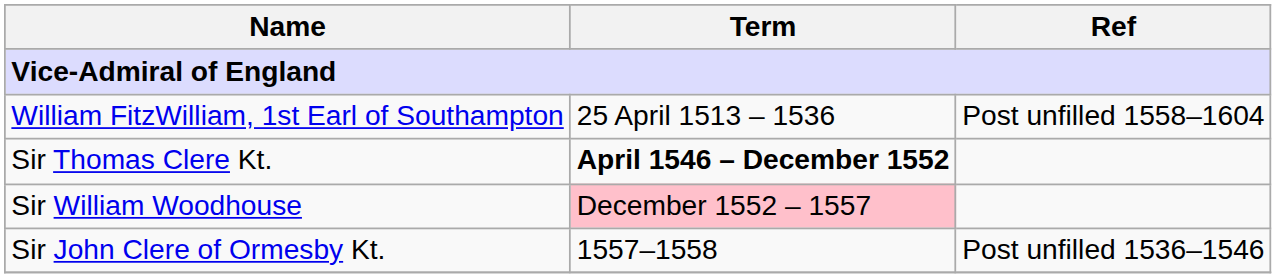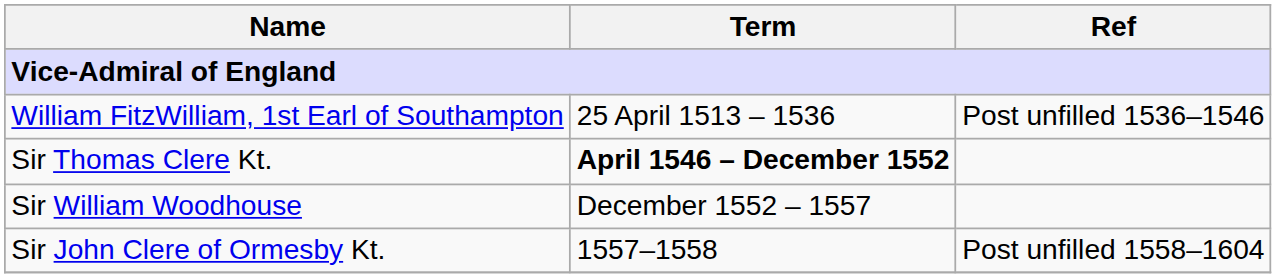(1113, 116) Post unfilled 1558–1604 -> (1113, 116) Post unfilled 1536–1546
(724, 205) pink background -> (724, 205) no background
(1113, 250) Post unfilled 1536–1546 -> (1113, 250) Post unfilled 1558–1604
